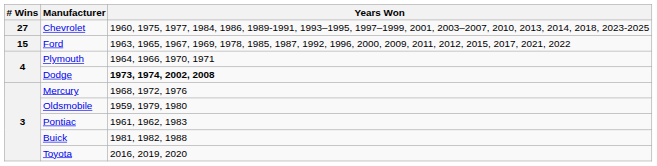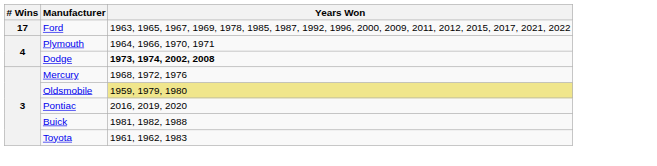- row: (64, 28)
(22, 44) 15 -> (22, 28) 17
(149, 106) no background -> (149, 91) khaki background
(149, 122) 1961, 1962, 1983 -> (149, 106) 2016, 2019, 2020
(149, 153) 2016, 2019, 2020 -> (149, 137) 1961, 1962, 1983
